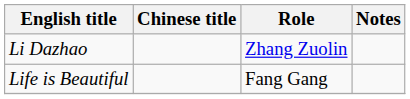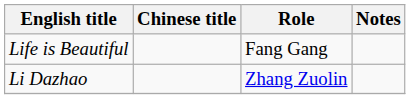rows swapped: (69, 78) <-> (48, 49)
